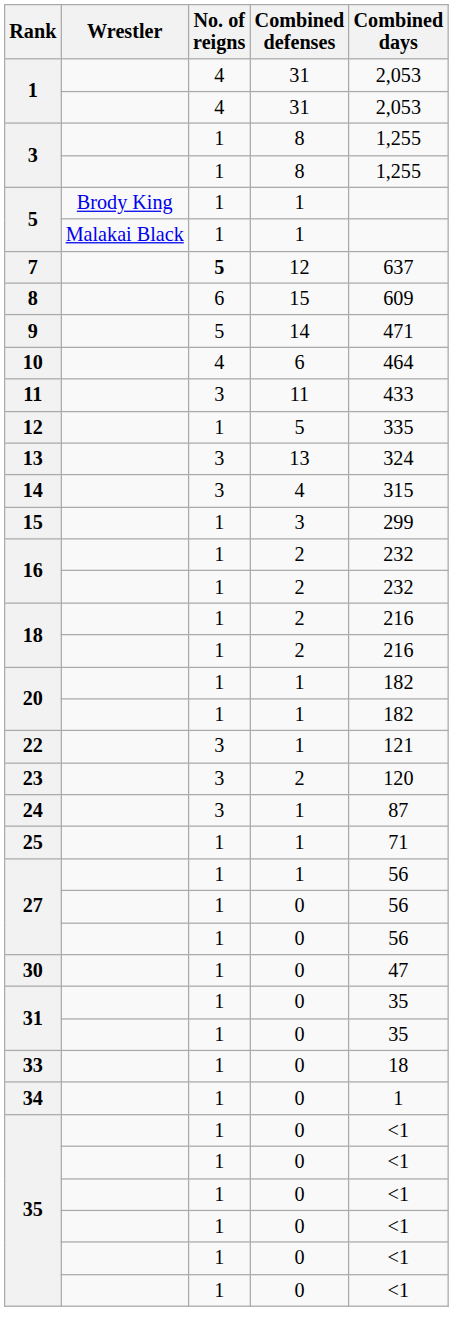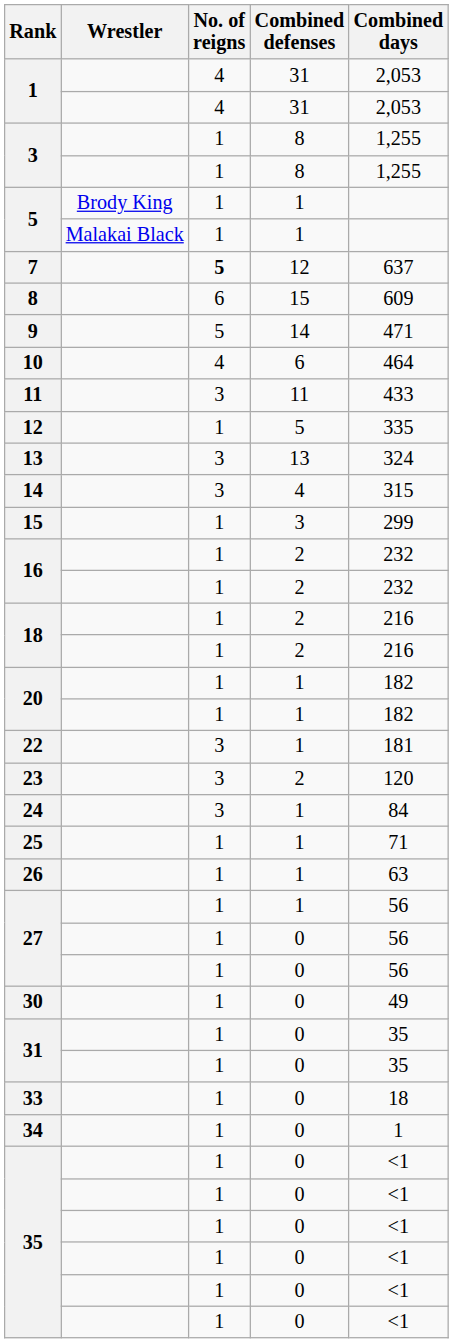(398, 746) 121 -> (398, 746) 181
(398, 810) 87 -> (398, 810) 84
+ row: (33, 874)
(398, 970) 47 -> (398, 1002) 49
